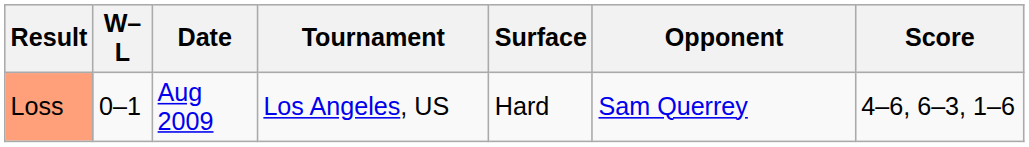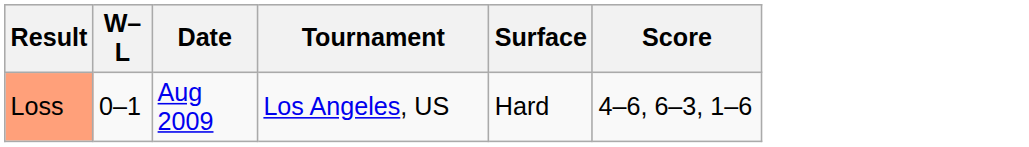- column: (724, 38)
